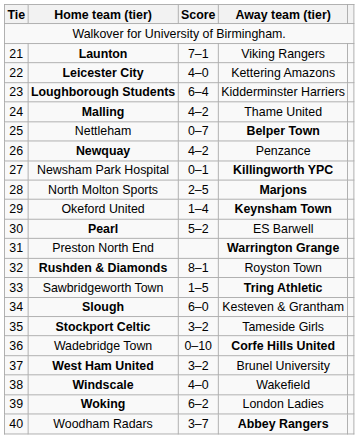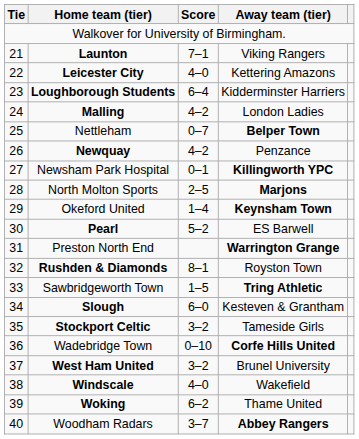(283, 111) Thame United -> (283, 111) London Ladies
(283, 404) London Ladies -> (283, 404) Thame United
